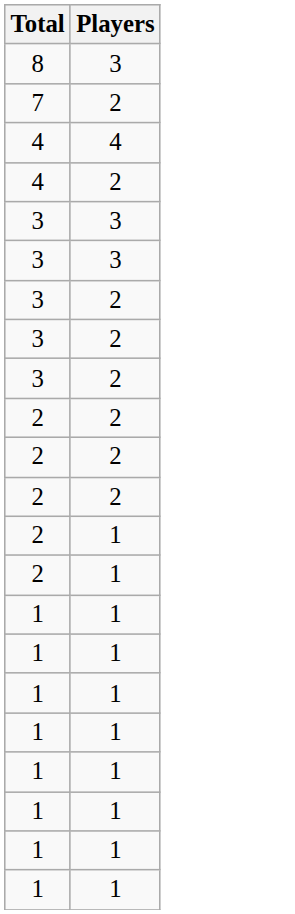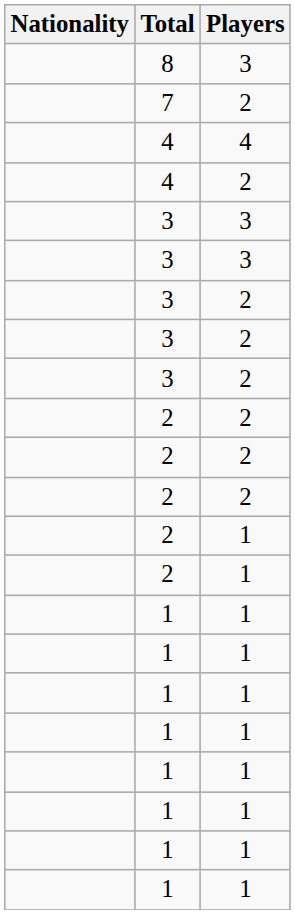+ column: (70, 24)
